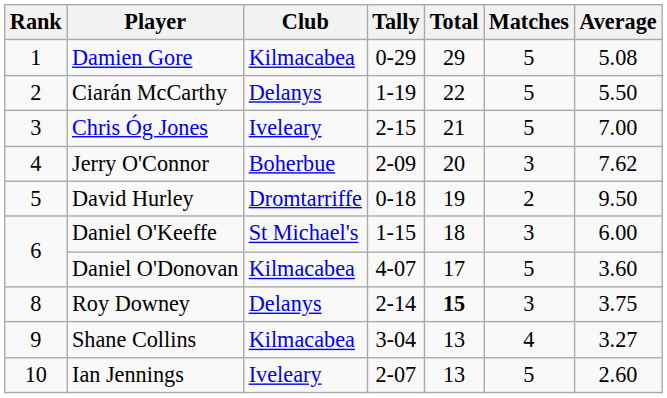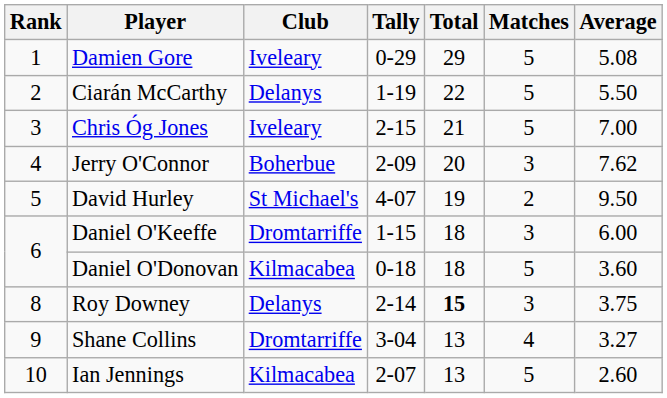(302, 57) Kilmacabea -> (285, 57) Iveleary
(305, 198) Dromtarriffe -> (304, 198) St Michael's
(396, 198) 0-18 -> (396, 198) 4-07
(304, 233) St Michael's -> (305, 233) Dromtarriffe
(396, 269) 4-07 -> (396, 269) 0-18
(454, 269) 17 -> (454, 269) 18
(302, 339) Kilmacabea -> (305, 339) Dromtarriffe
(285, 374) Iveleary -> (302, 374) Kilmacabea
